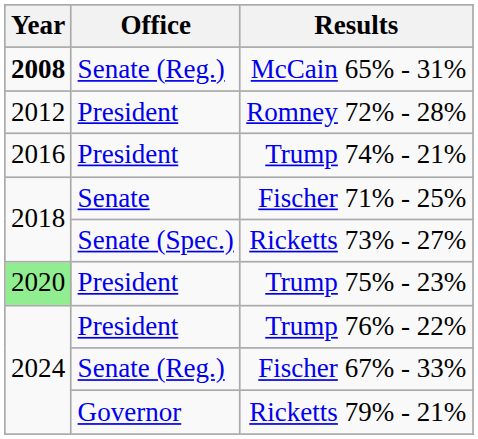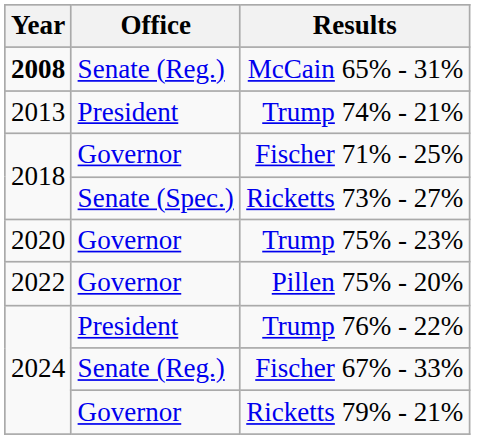- row: (356, 111)
(38, 154) 2016 -> (38, 111) 2013
(114, 197) Senate -> (129, 154) Governor
(38, 283) lightgreen background -> (38, 240) no background
(128, 283) President -> (129, 240) Governor
+ row: (368, 283)
